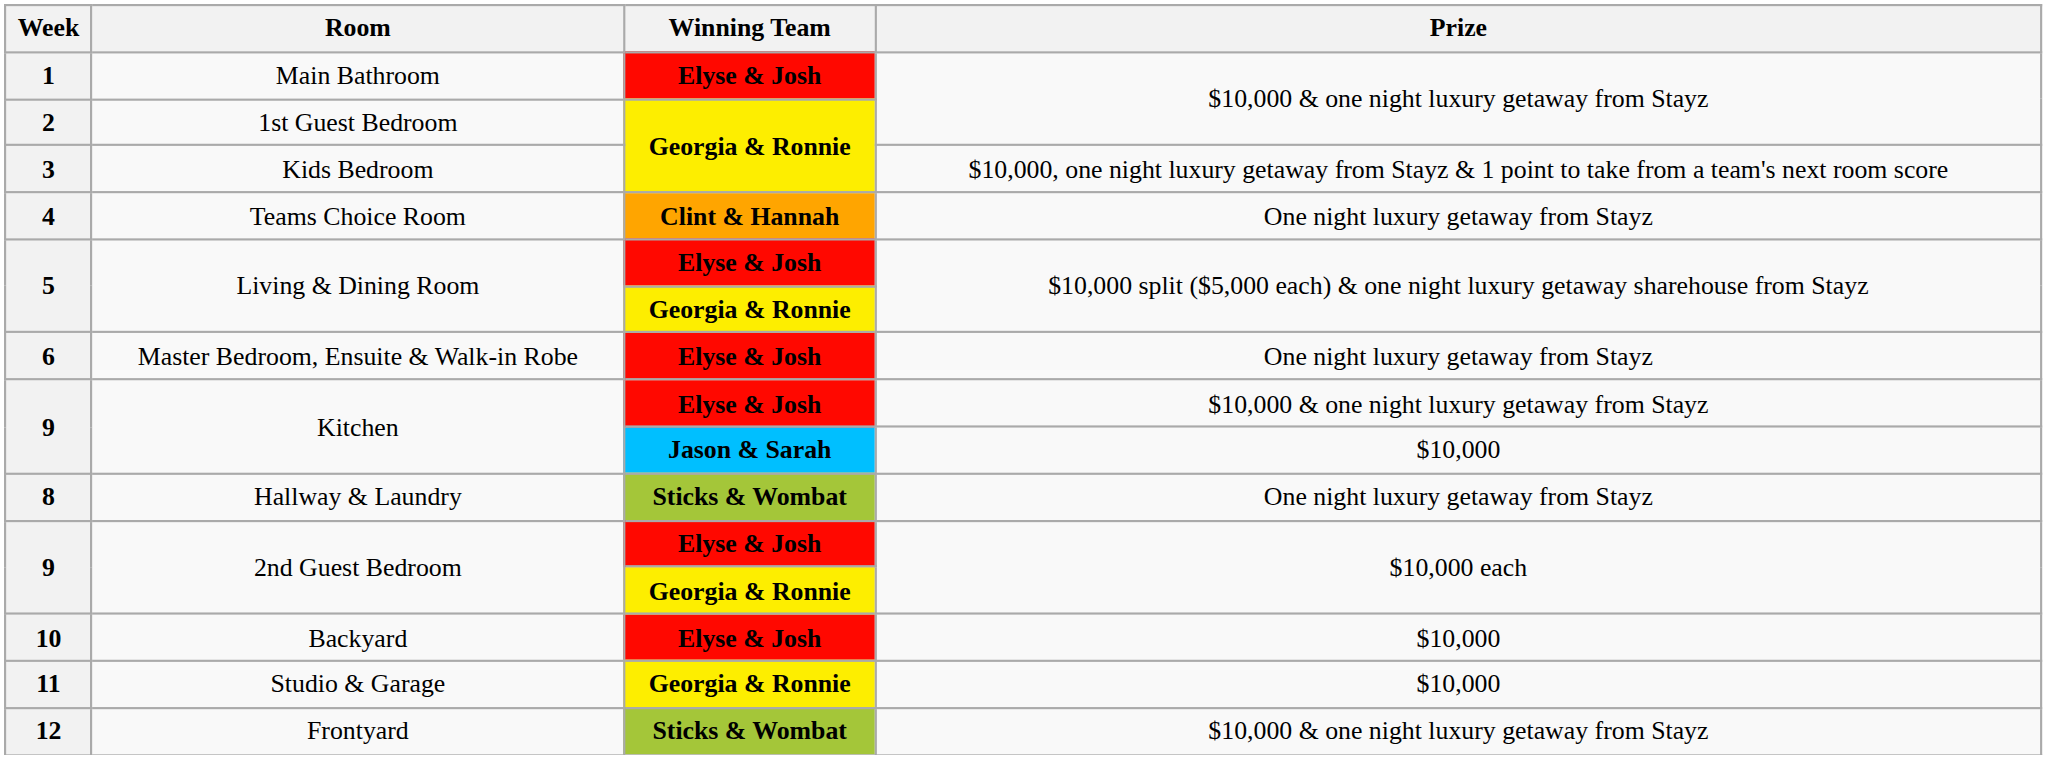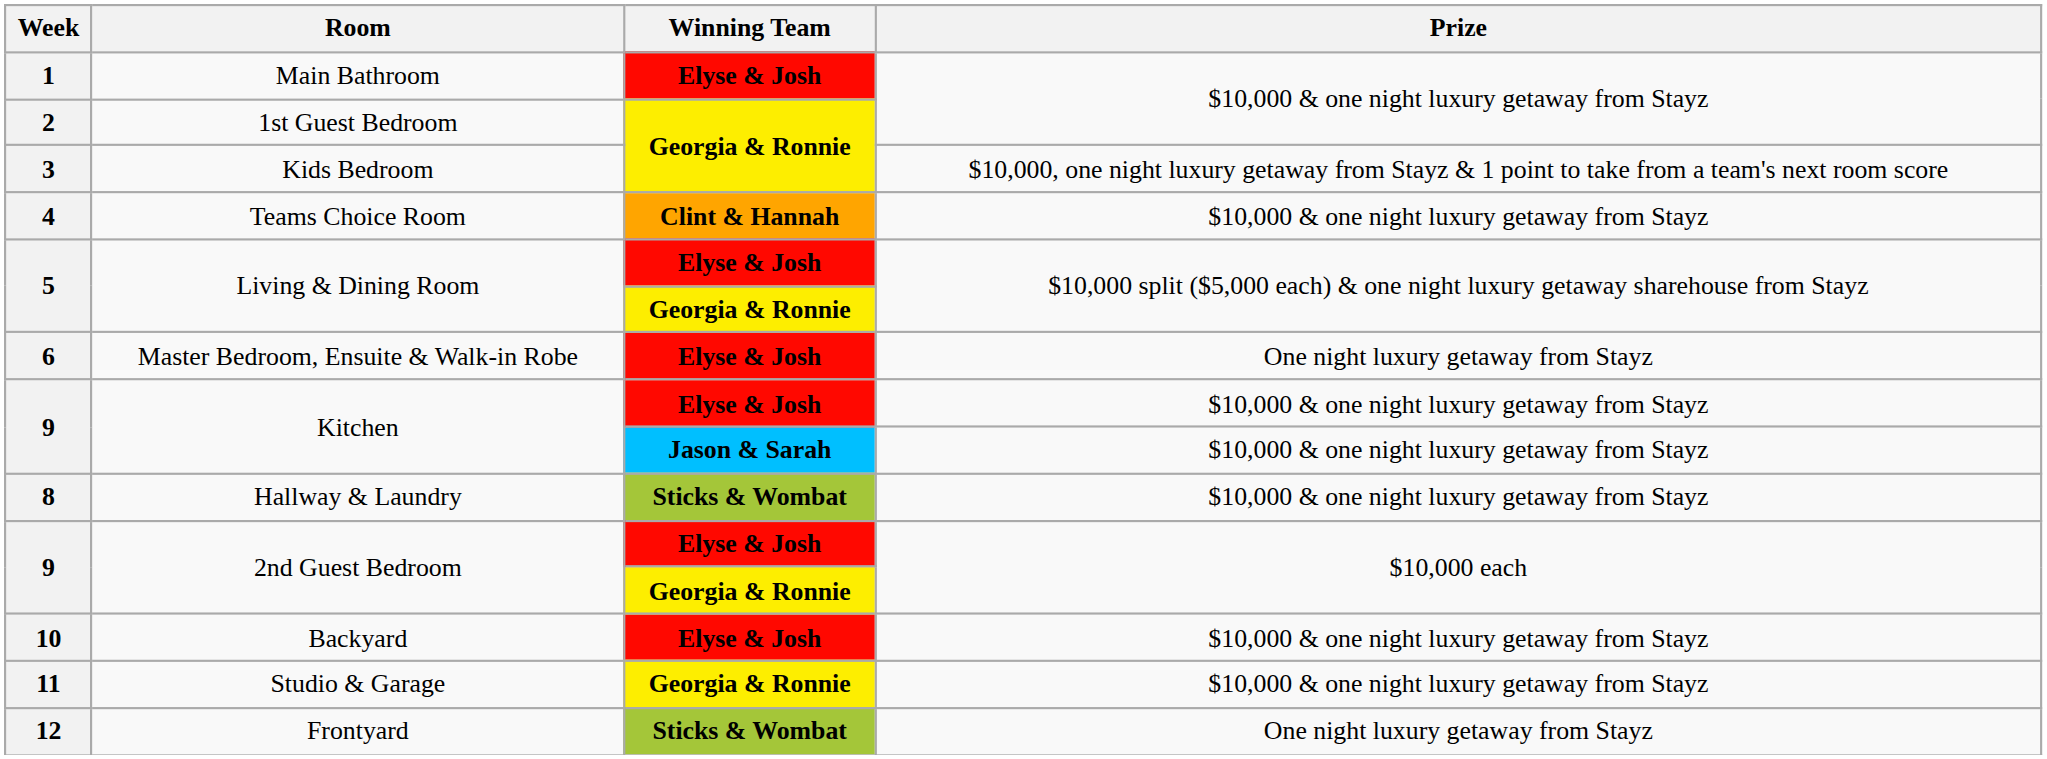(1458, 216) One night luxury getaway from Stayz -> (1458, 216) $10,000 & one night luxury getaway from Stayz
(1458, 450) $10,000 -> (1458, 450) $10,000 & one night luxury getaway from Stayz
(1458, 497) One night luxury getaway from Stayz -> (1458, 497) $10,000 & one night luxury getaway from Stayz
(1458, 637) $10,000 -> (1458, 637) $10,000 & one night luxury getaway from Stayz
(1458, 684) $10,000 -> (1458, 684) $10,000 & one night luxury getaway from Stayz
(1458, 731) $10,000 & one night luxury getaway from Stayz -> (1458, 731) One night luxury getaway from Stayz
